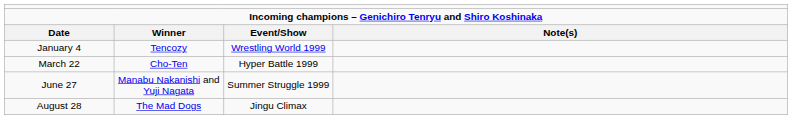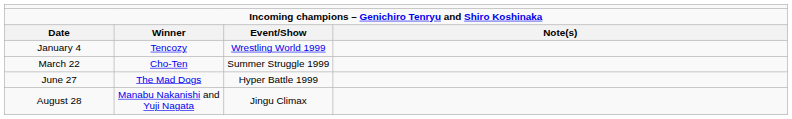(278, 64) Hyper Battle 1999 -> (278, 64) Summer Struggle 1999
(169, 85) Manabu Nakanishi and Yuji Nagata -> (169, 79) The Mad Dogs
(278, 85) Summer Struggle 1999 -> (278, 79) Hyper Battle 1999
(169, 106) The Mad Dogs -> (169, 101) Manabu Nakanishi and Yuji Nagata
